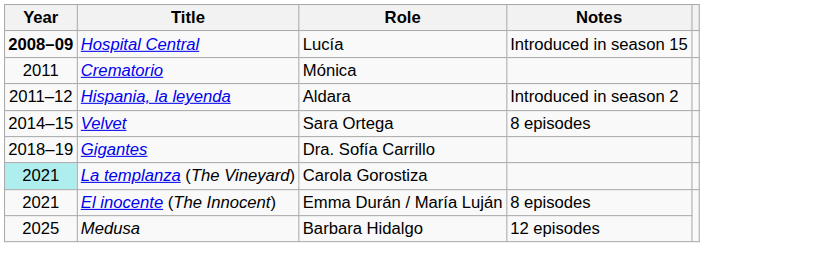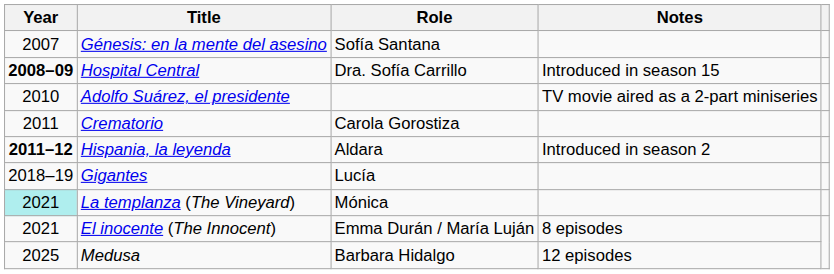+ row: (204, 44)
(323, 44) Lucía -> (401, 70) Dra. Sofía Carrillo
+ row: (185, 96)
(330, 70) Mónica -> (397, 123) Carola Gorostiza
(41, 96) normal -> (41, 149) bold
- row: (104, 123)
(369, 149) Dra. Sofía Carrillo -> (355, 176) Lucía
(365, 176) Carola Gorostiza -> (361, 202) Mónica
